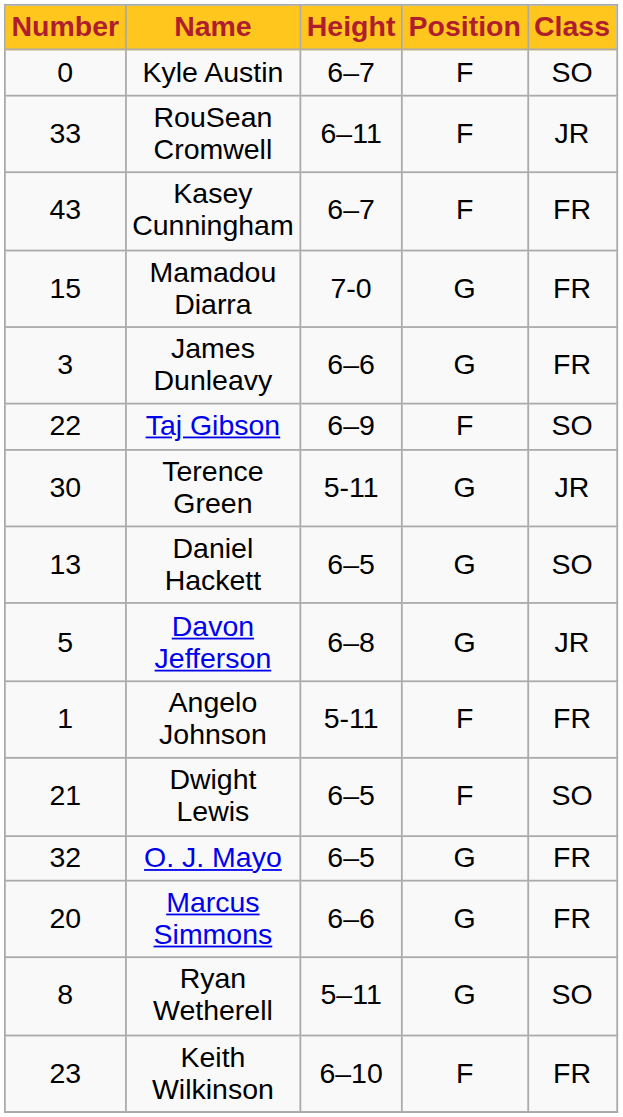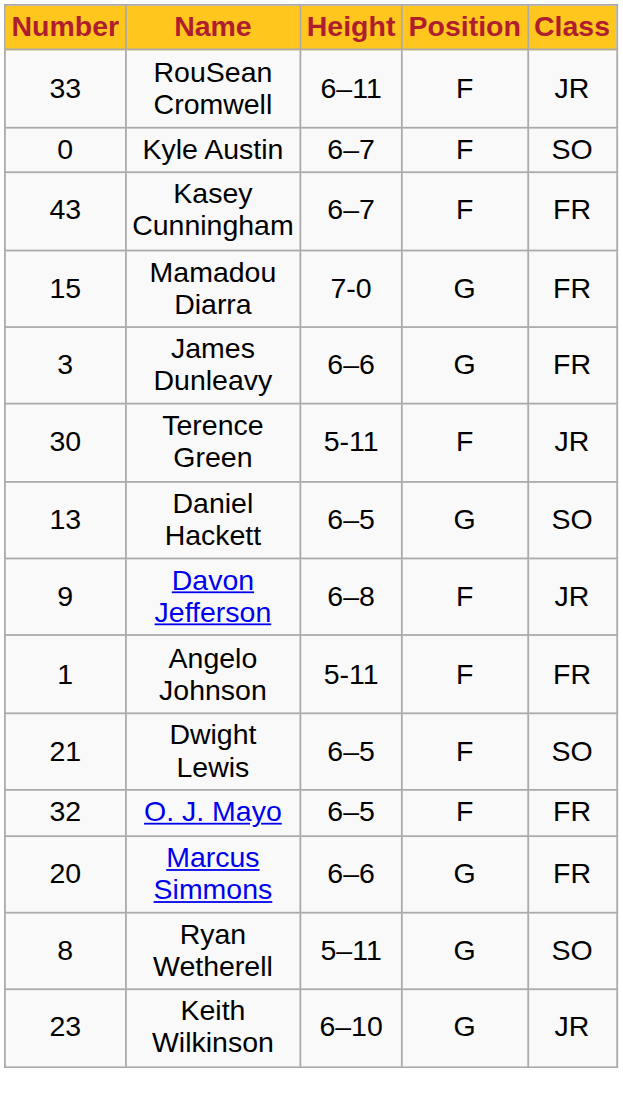rows swapped: (213, 72) <-> (213, 133)
- row: (213, 426)
(465, 487) G -> (465, 442) F
(65, 641) 5 -> (65, 596) 9
(465, 641) G -> (465, 596) F
(465, 857) G -> (465, 812) F
(465, 1073) F -> (465, 1027) G
(572, 1073) FR -> (572, 1027) JR
